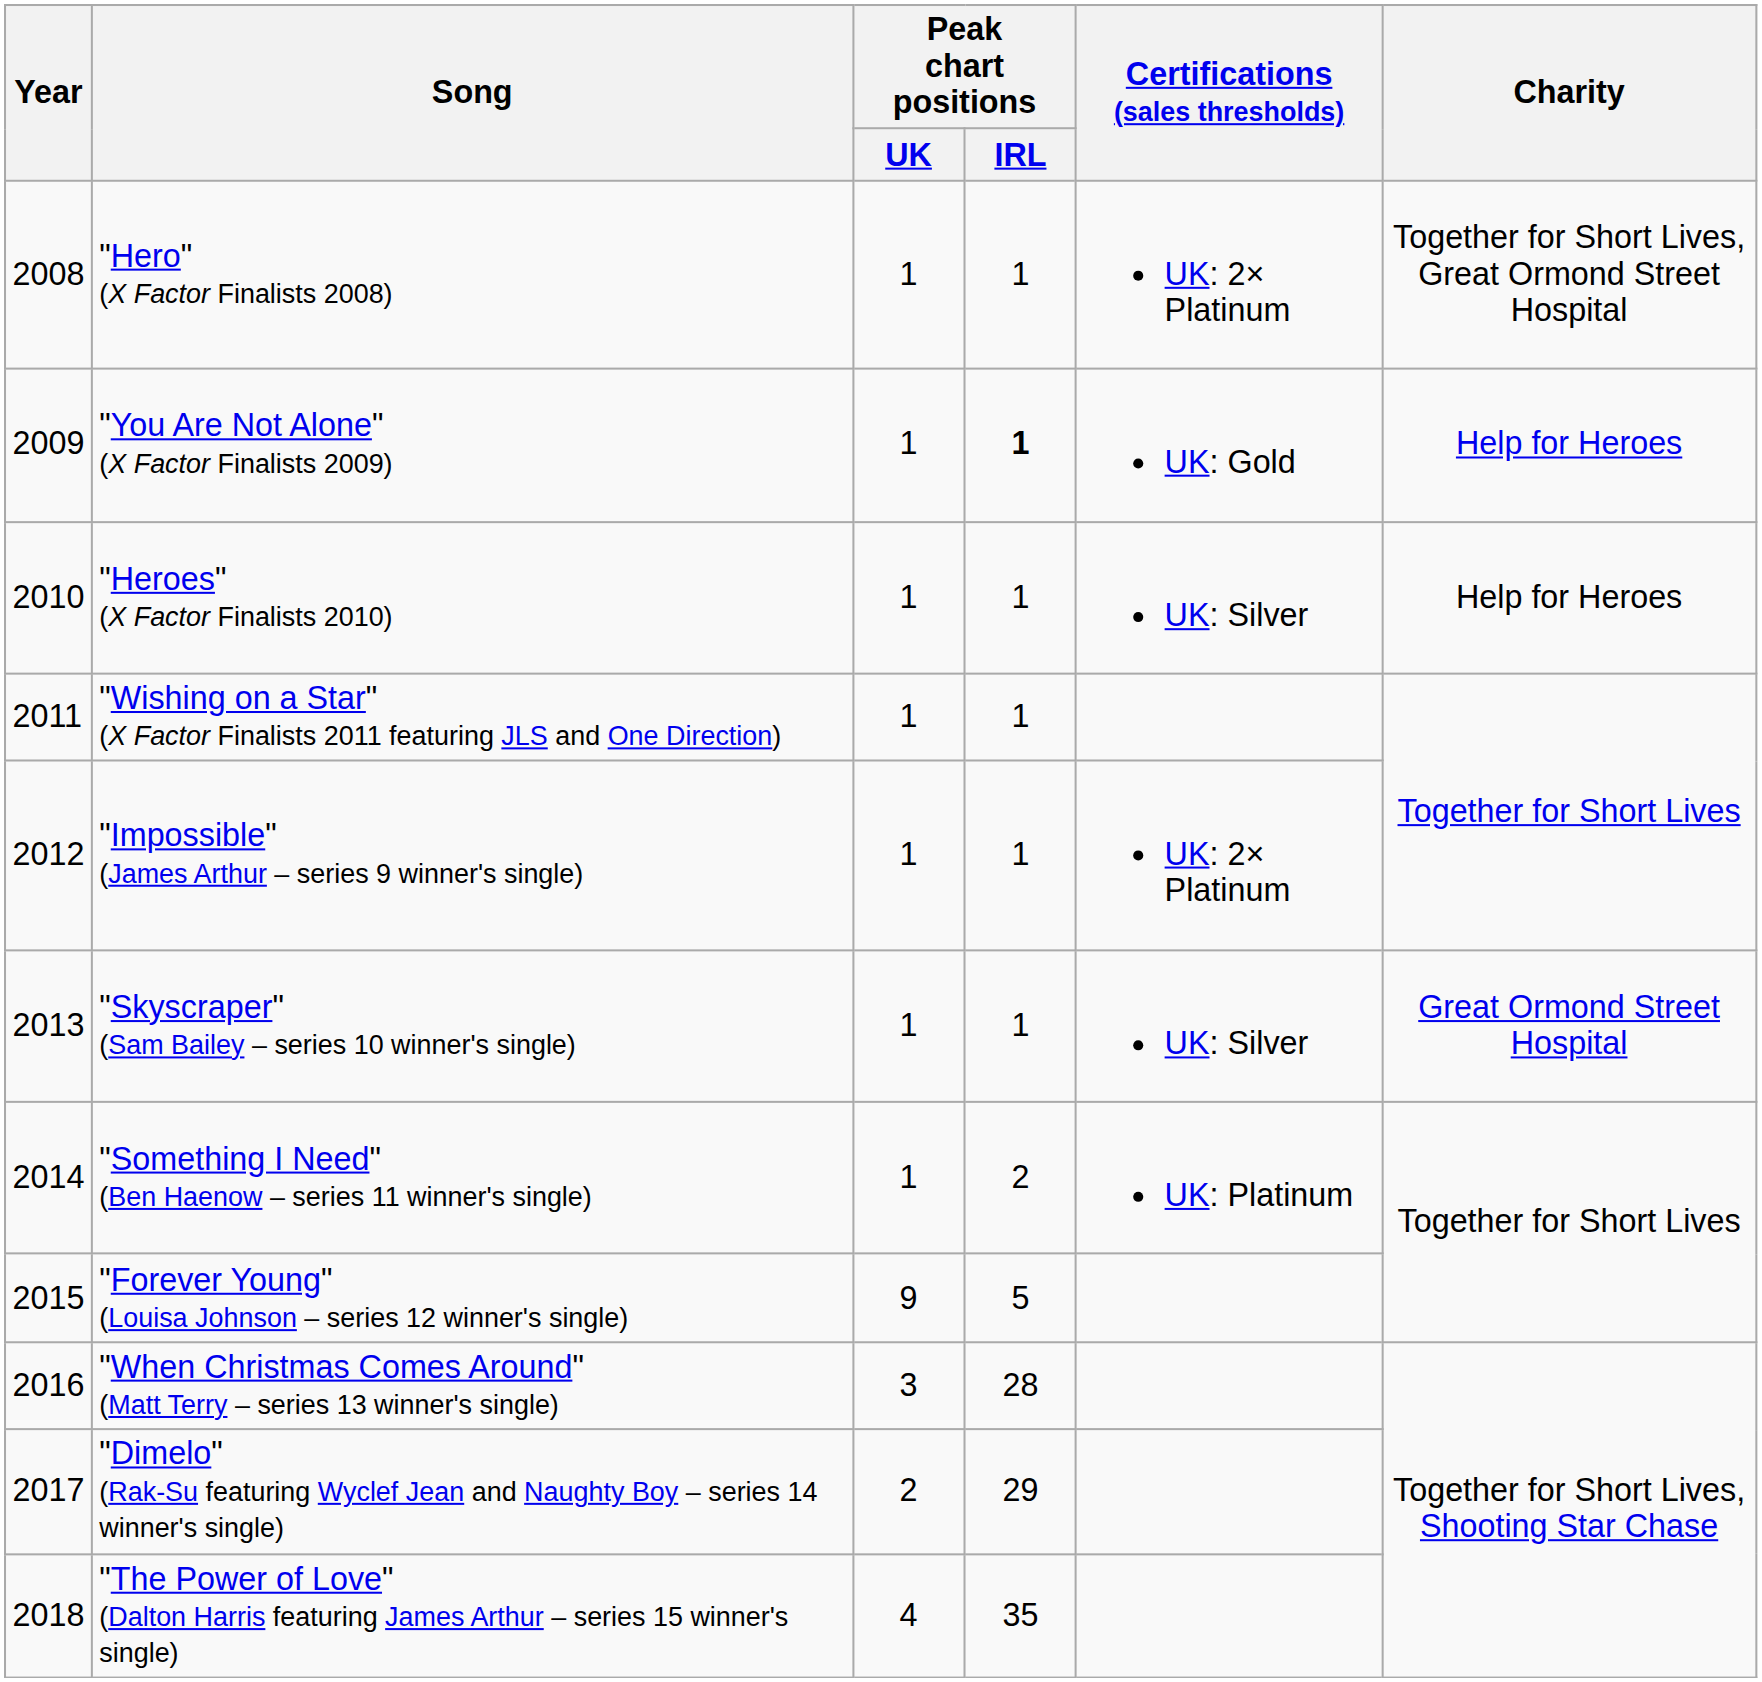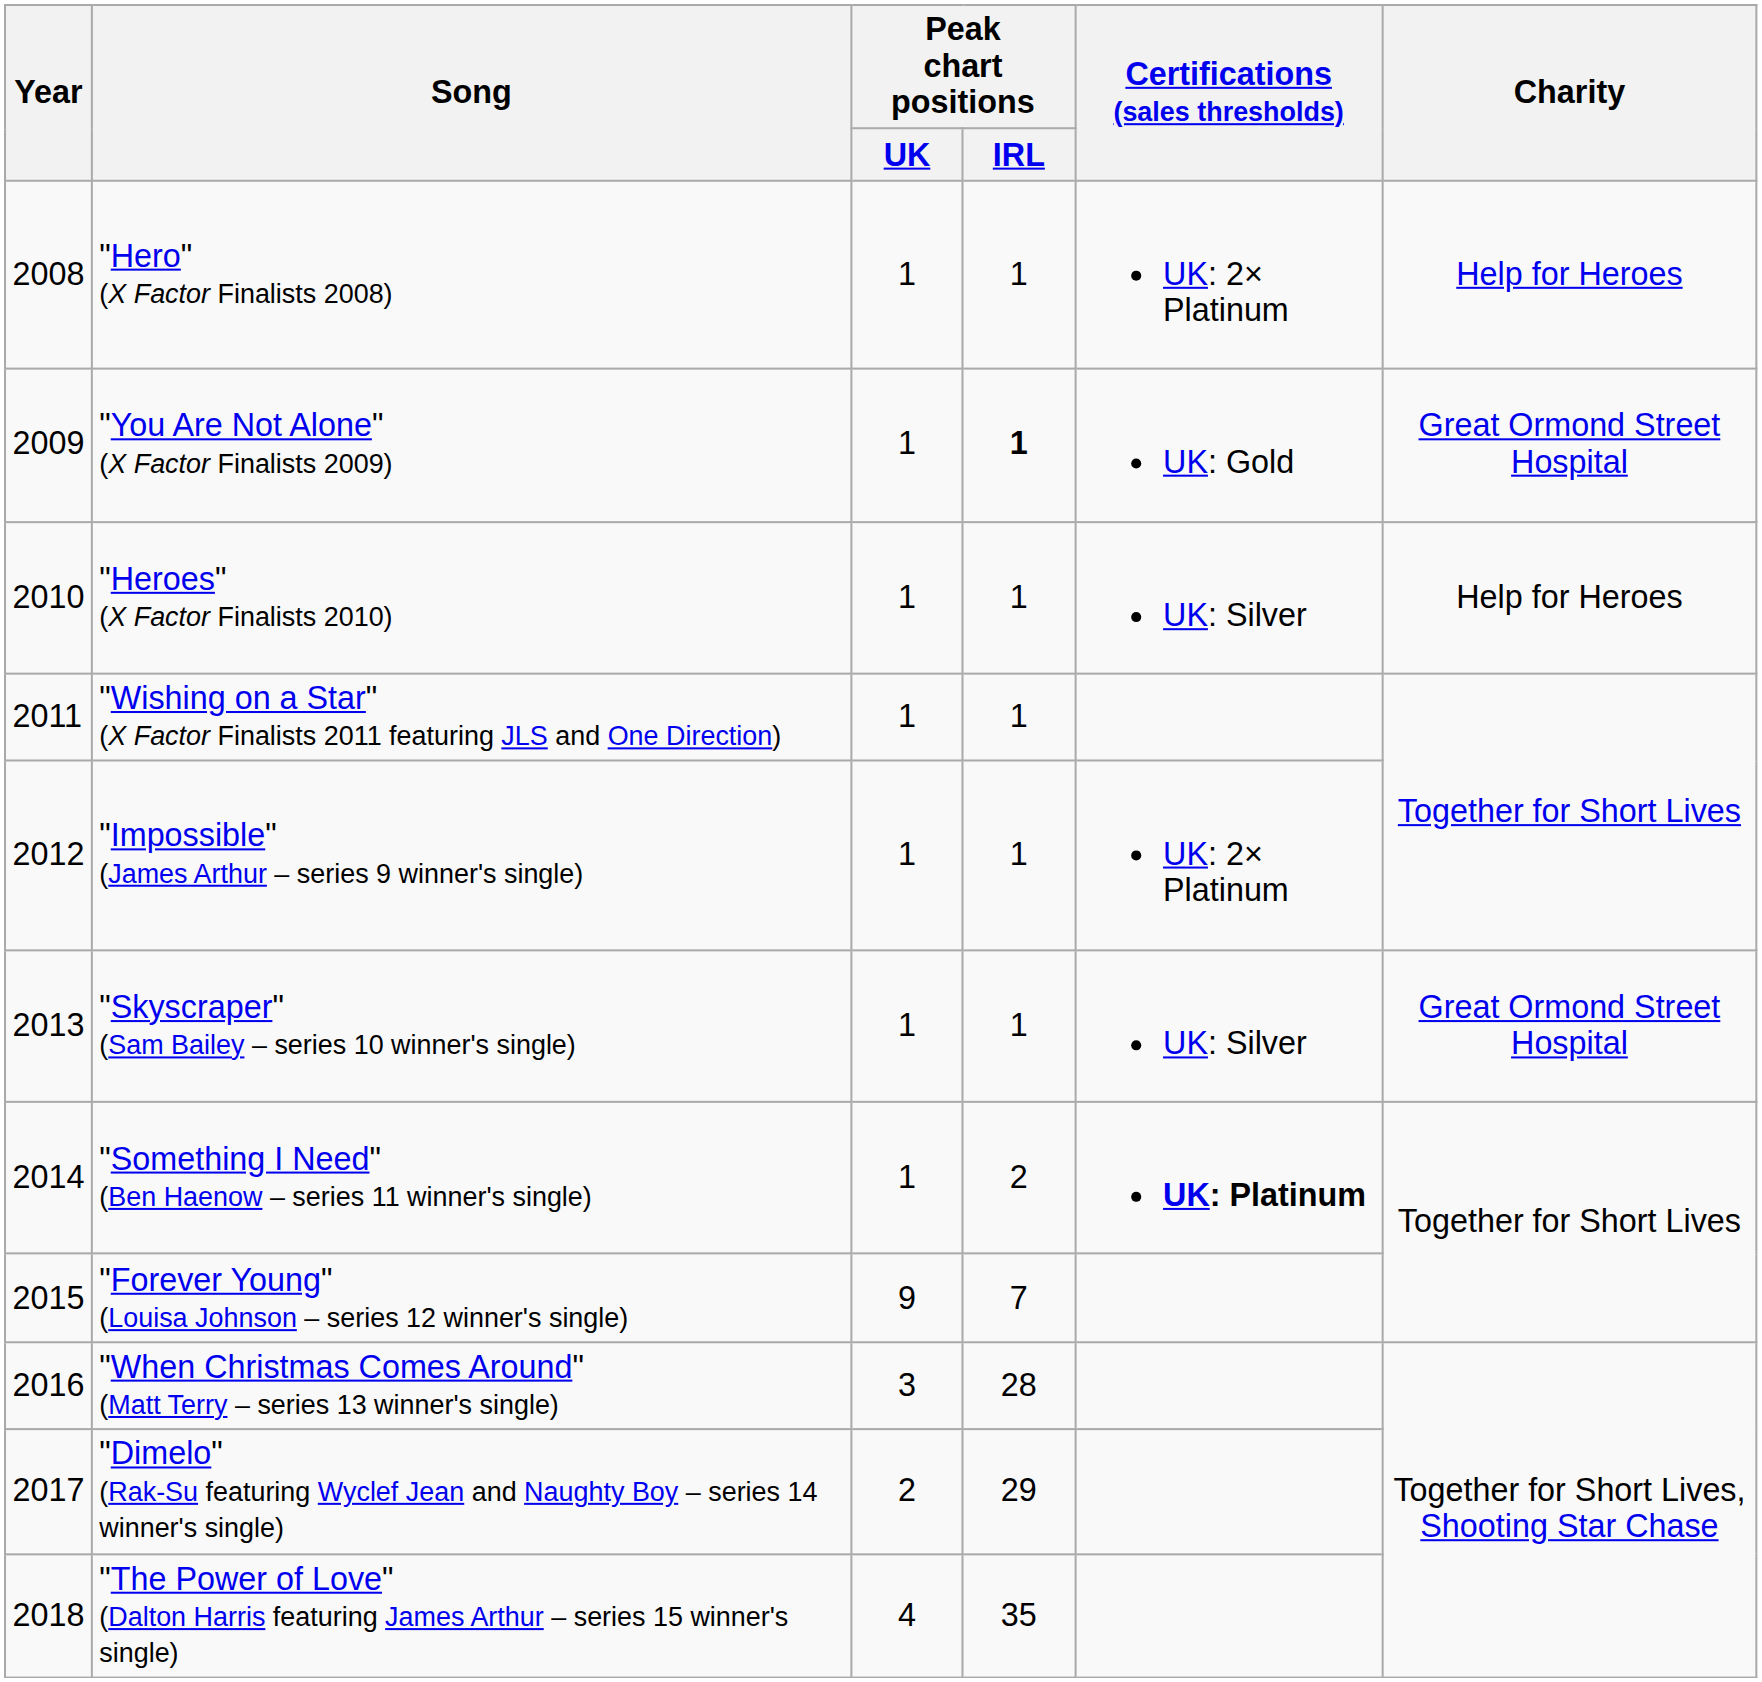(1569, 274) Together for Short Lives, Great Ormond Street Hospital -> (1569, 274) Help for Heroes
(1569, 444) Help for Heroes -> (1569, 444) Great Ormond Street Hospital
(1229, 1196) normal -> (1229, 1196) bold
(1020, 1297) 5 -> (1019, 1297) 7
